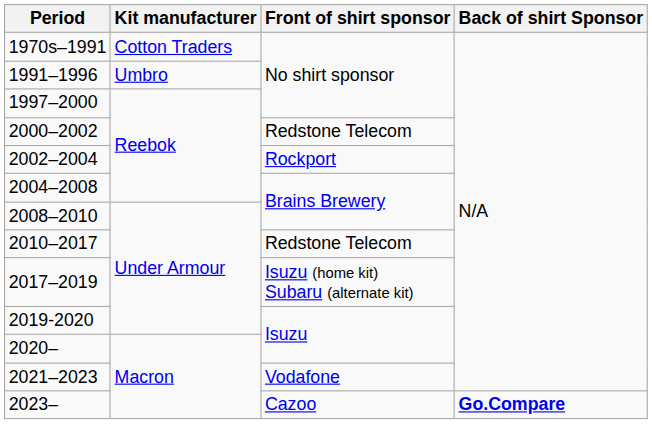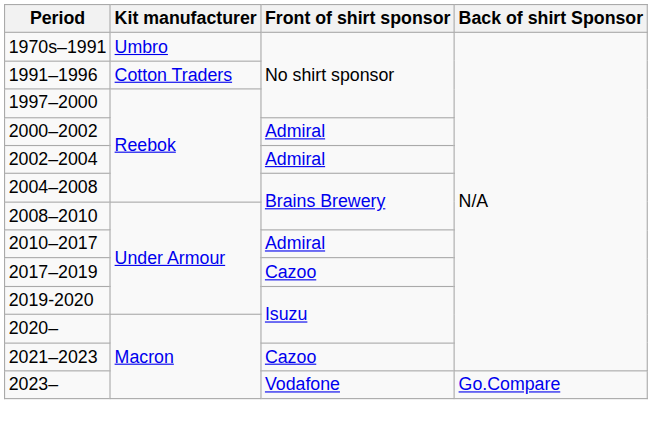(173, 46) Cotton Traders -> (141, 46) Umbro
(141, 74) Umbro -> (173, 74) Cotton Traders
(338, 131) Redstone Telecom -> (295, 131) Admiral
(300, 159) Rockport -> (295, 159) Admiral
(338, 243) Redstone Telecom -> (295, 243) Admiral
(339, 282) Isuzu (home kit) Subaru (alternate kit) -> (291, 272) Cazoo
(302, 376) Vodafone -> (291, 356) Cazoo
(291, 404) Cazoo -> (302, 384) Vodafone
(512, 404) bold -> (509, 384) normal
